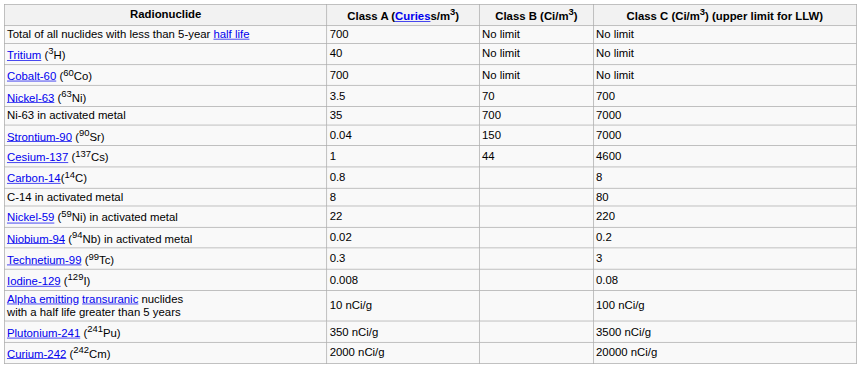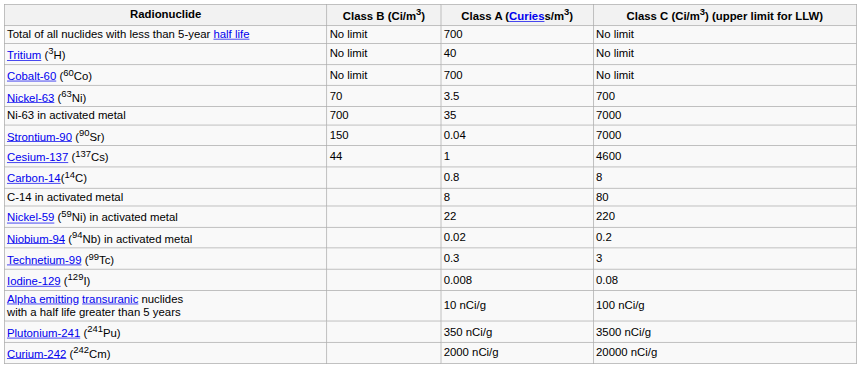columns swapped: (403, 15) <-> (536, 15)
